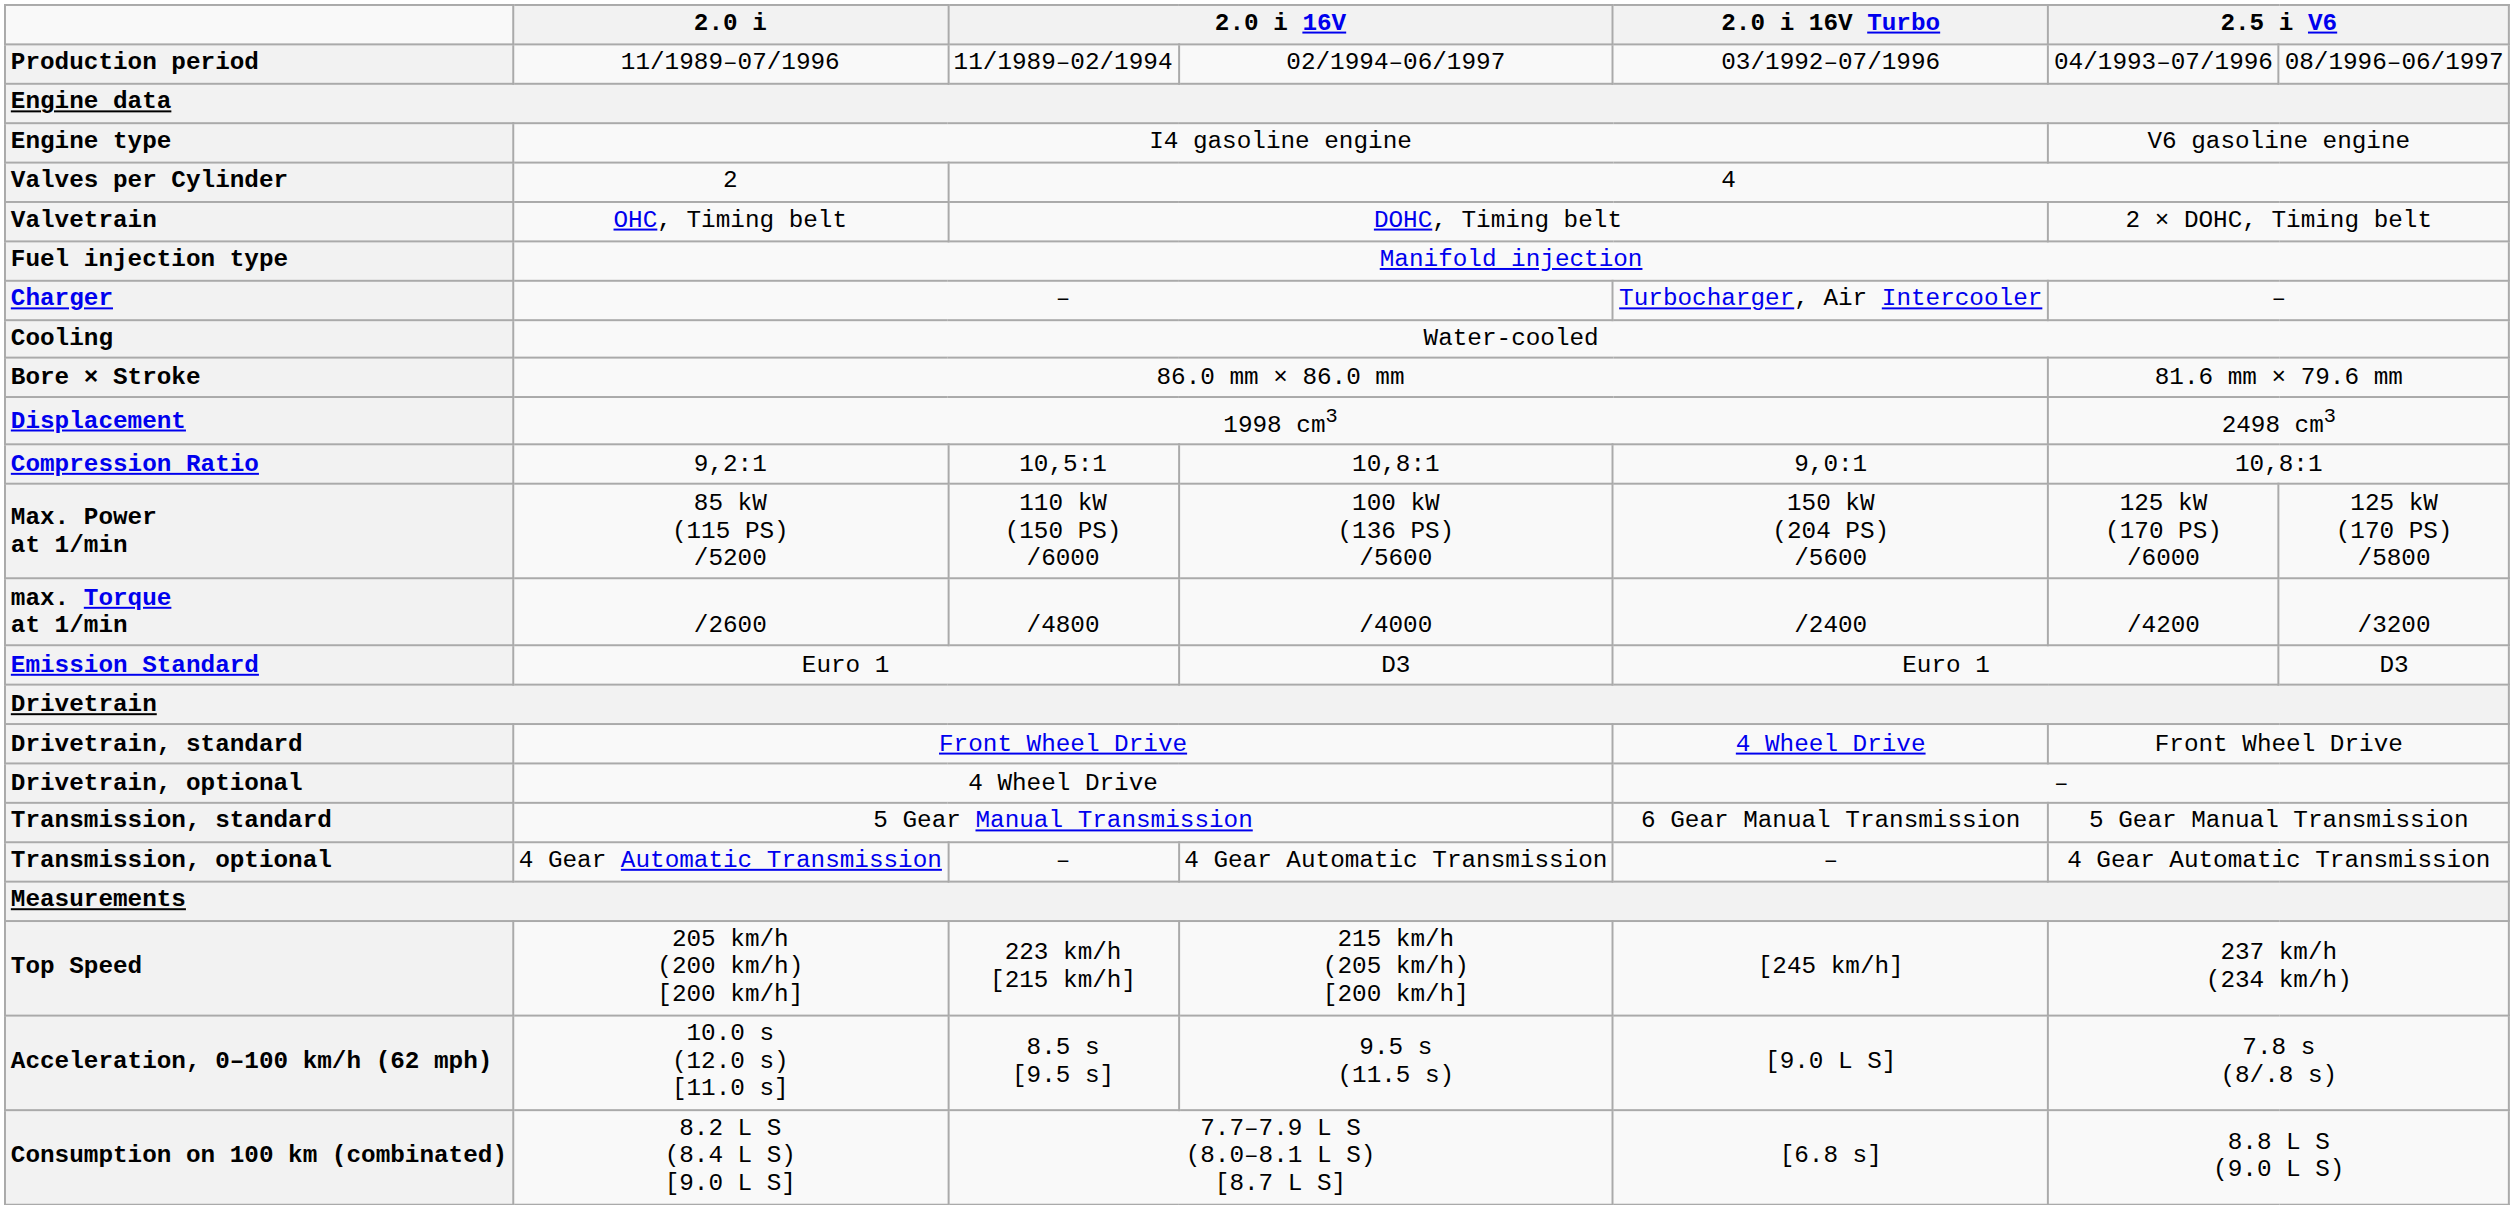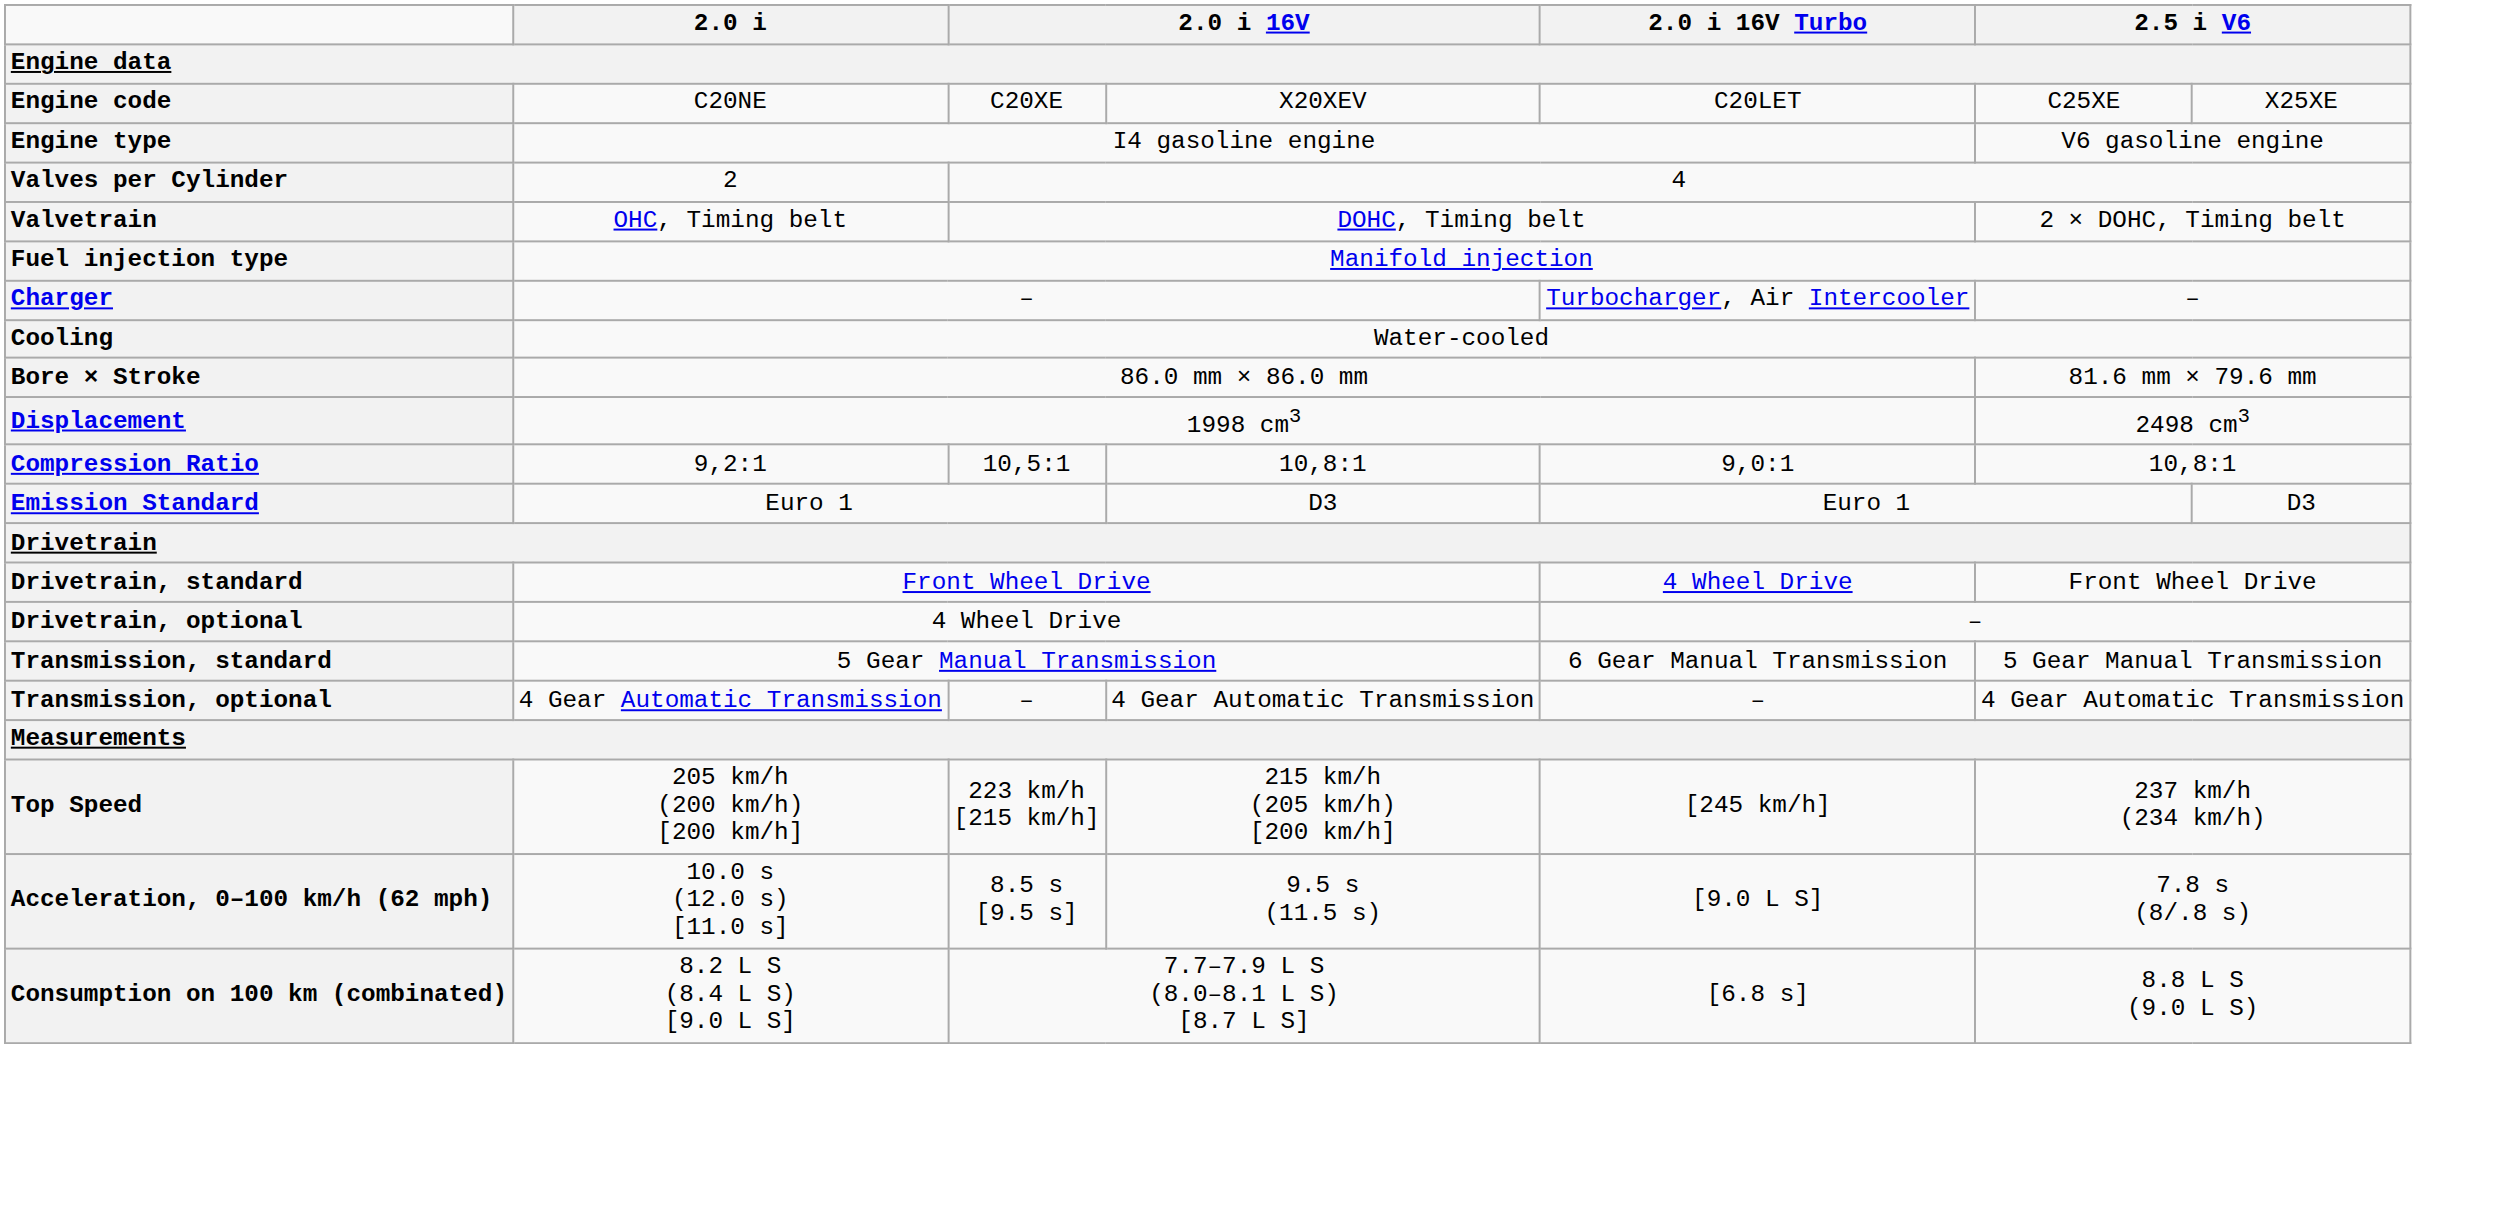- row: (135, 64)
+ row: (91, 104)
- row: (84, 532)
- row: (91, 613)
